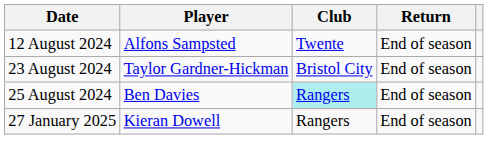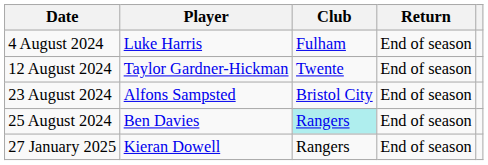+ row: (56, 43)
(180, 43) Alfons Sampsted -> (206, 69) Taylor Gardner-Hickman
(206, 69) Taylor Gardner-Hickman -> (180, 95) Alfons Sampsted
